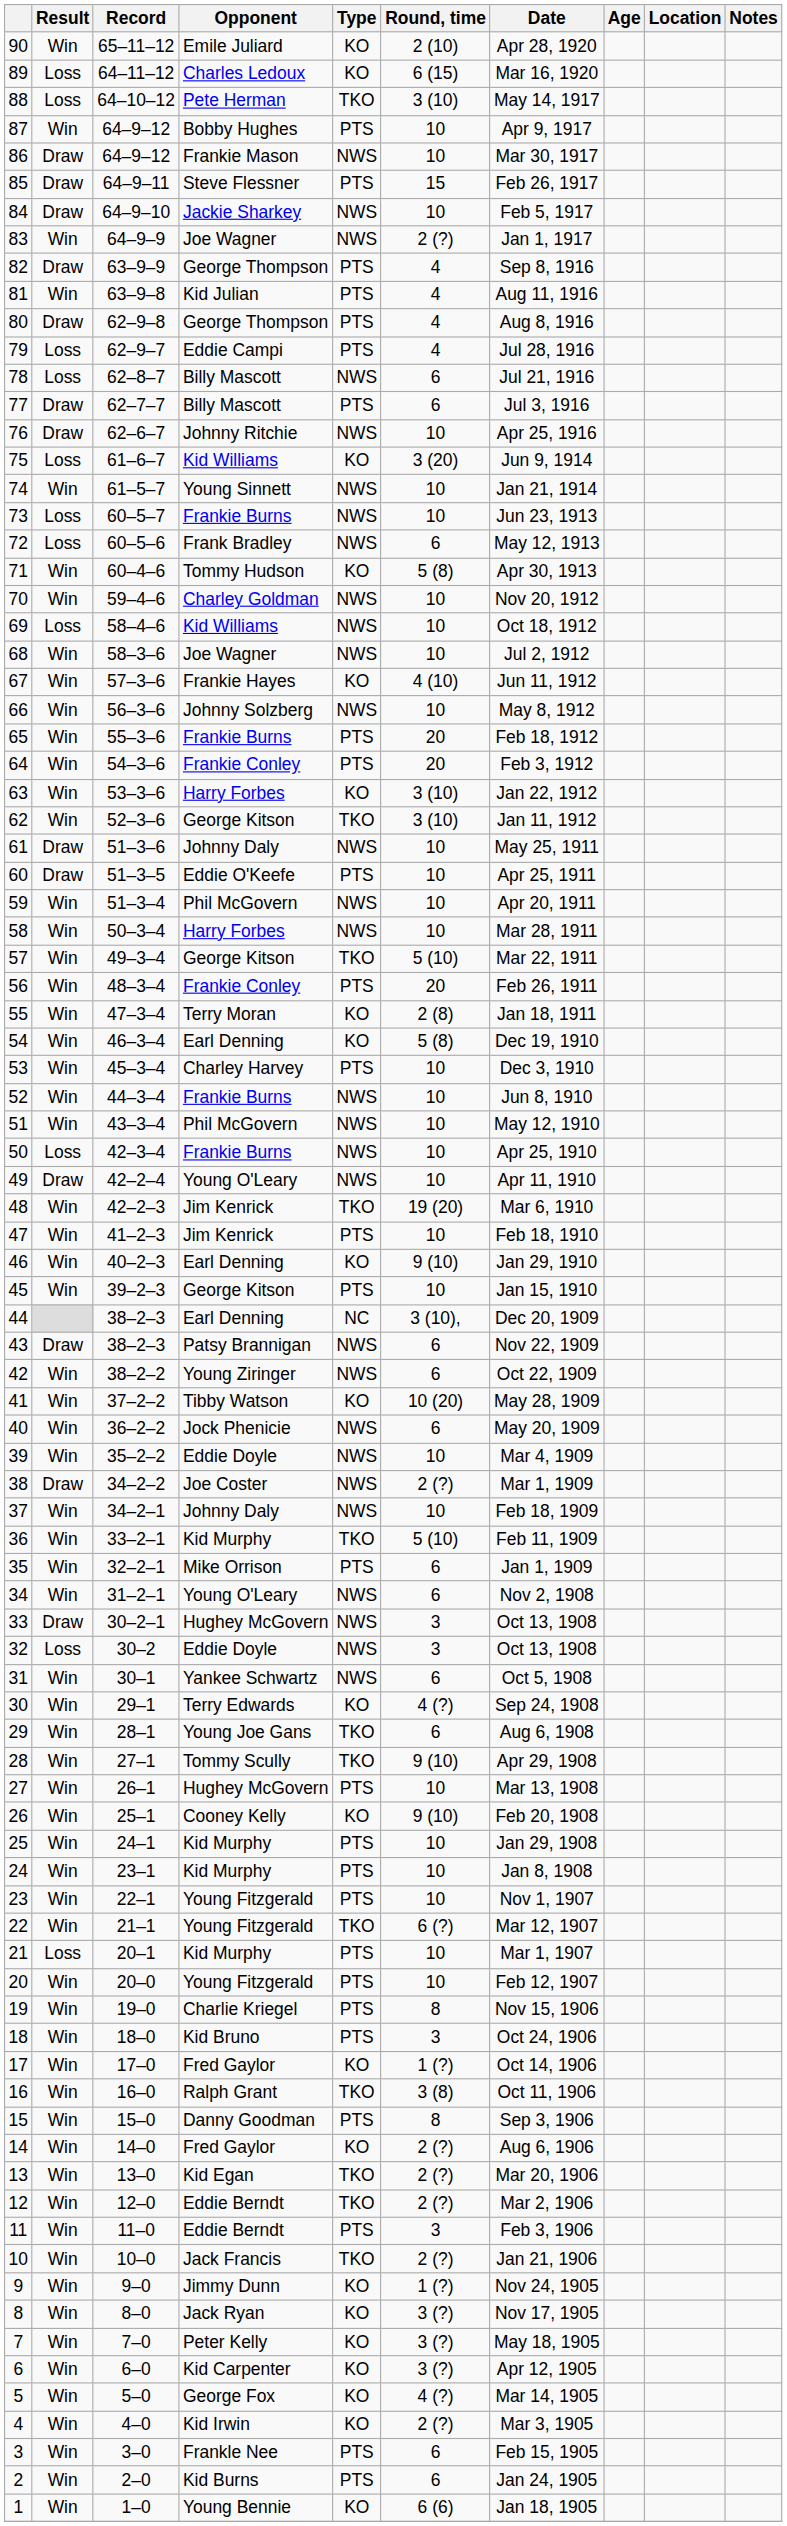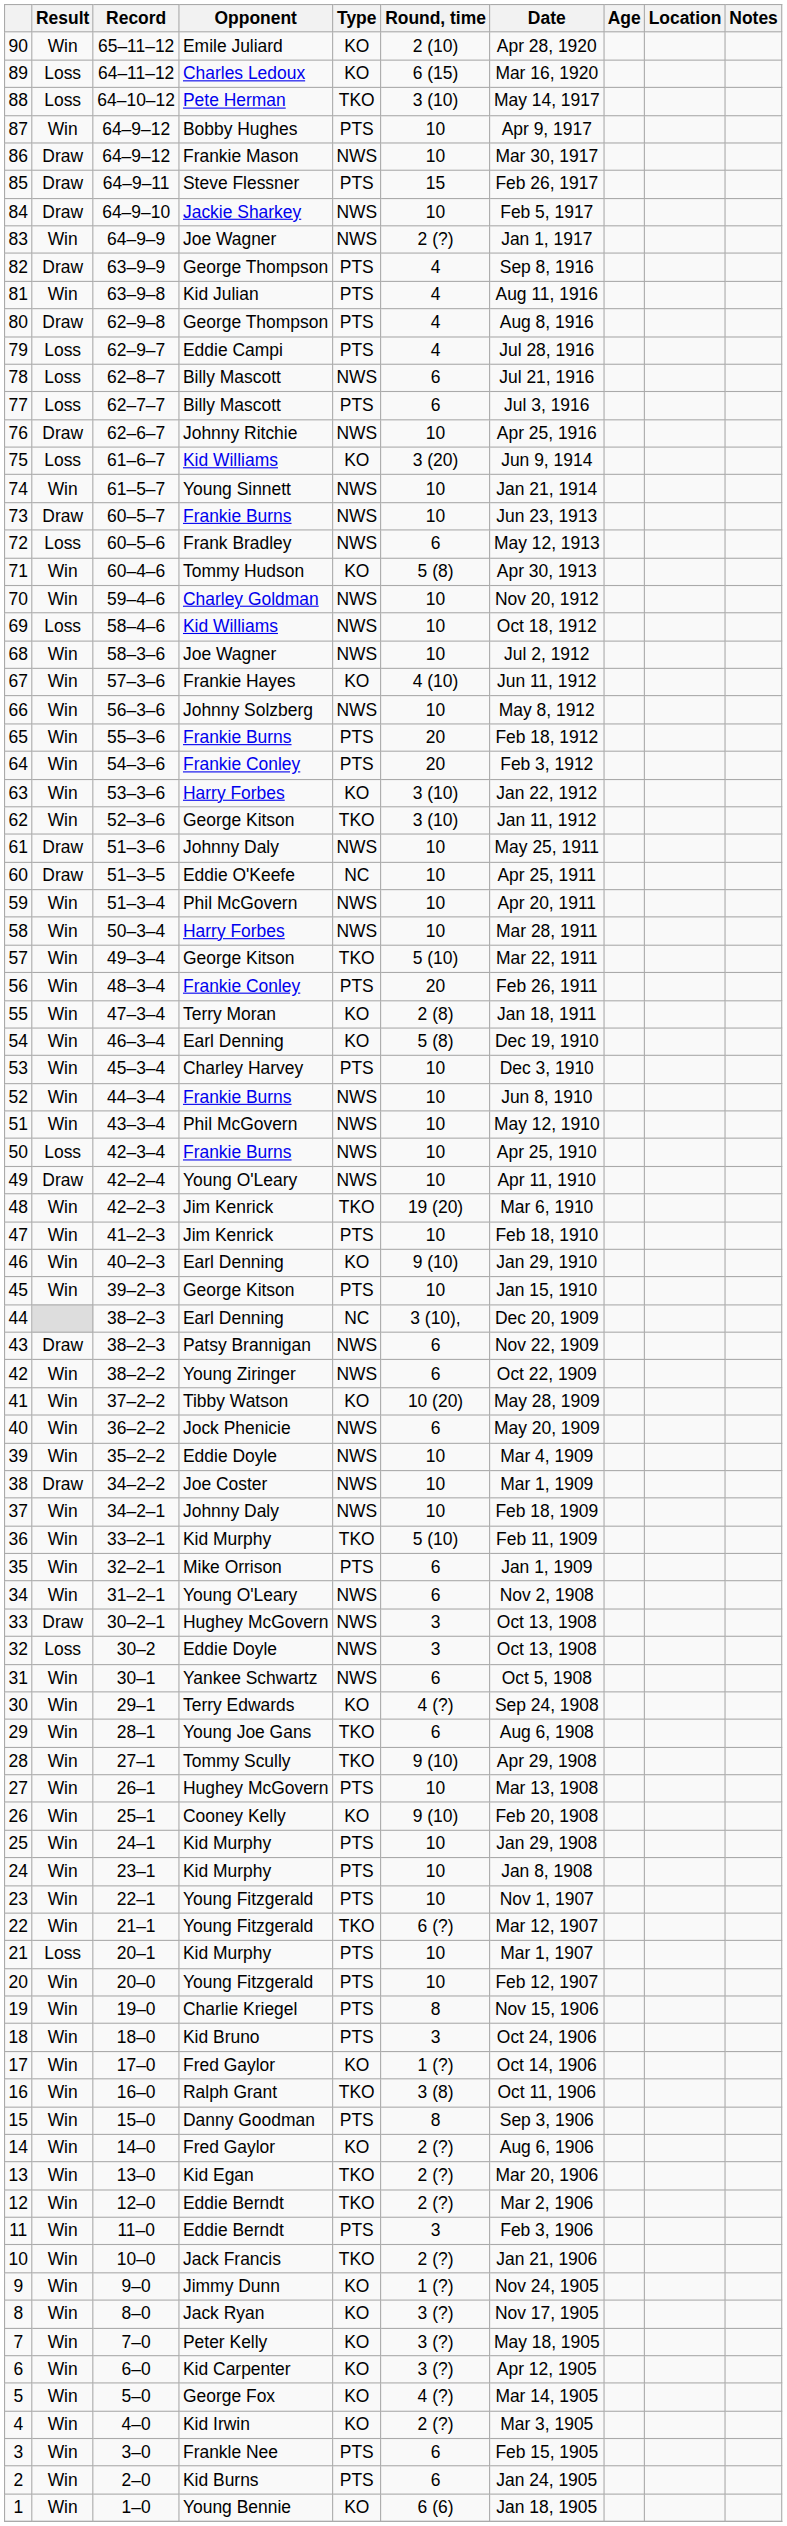(63, 405) Draw -> (63, 405) Loss
(63, 516) Loss -> (63, 516) Draw
(357, 875) PTS -> (357, 875) NC
(436, 1484) 2 (?) -> (436, 1484) 10
